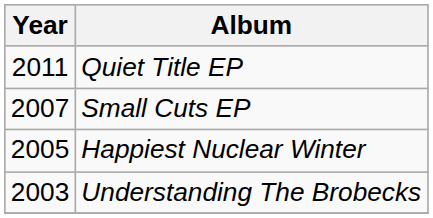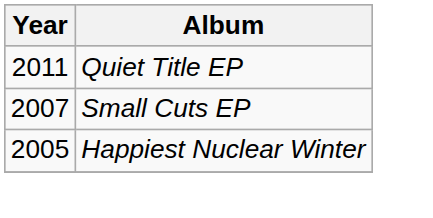- row: (251, 191)
